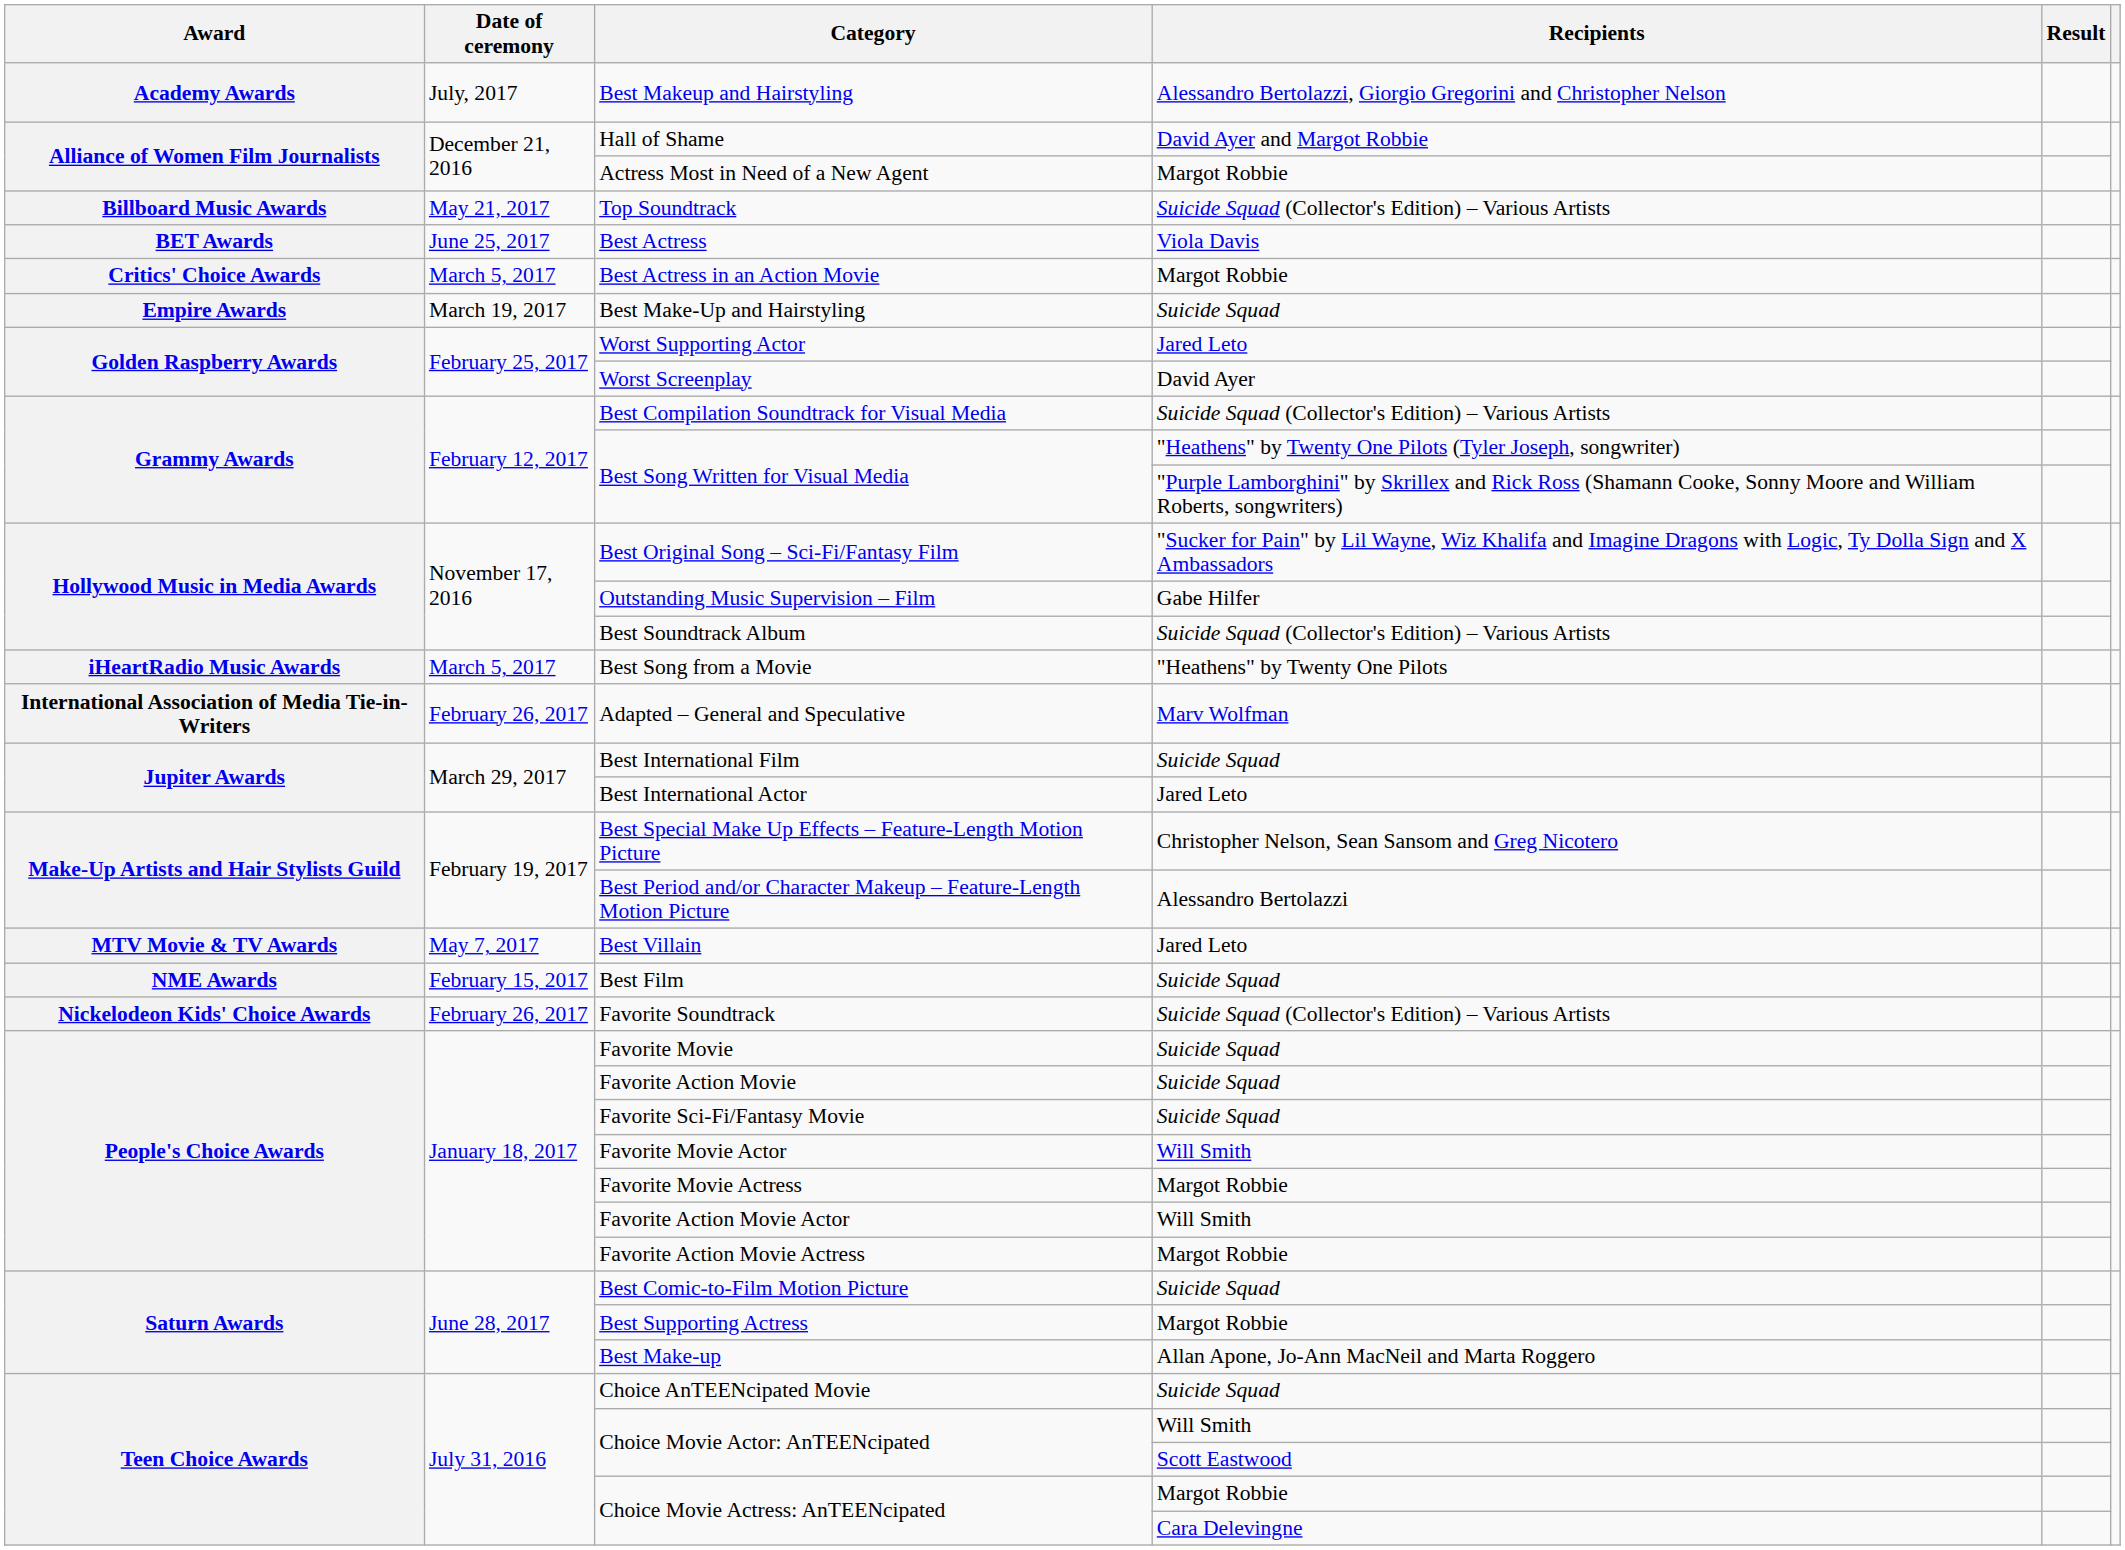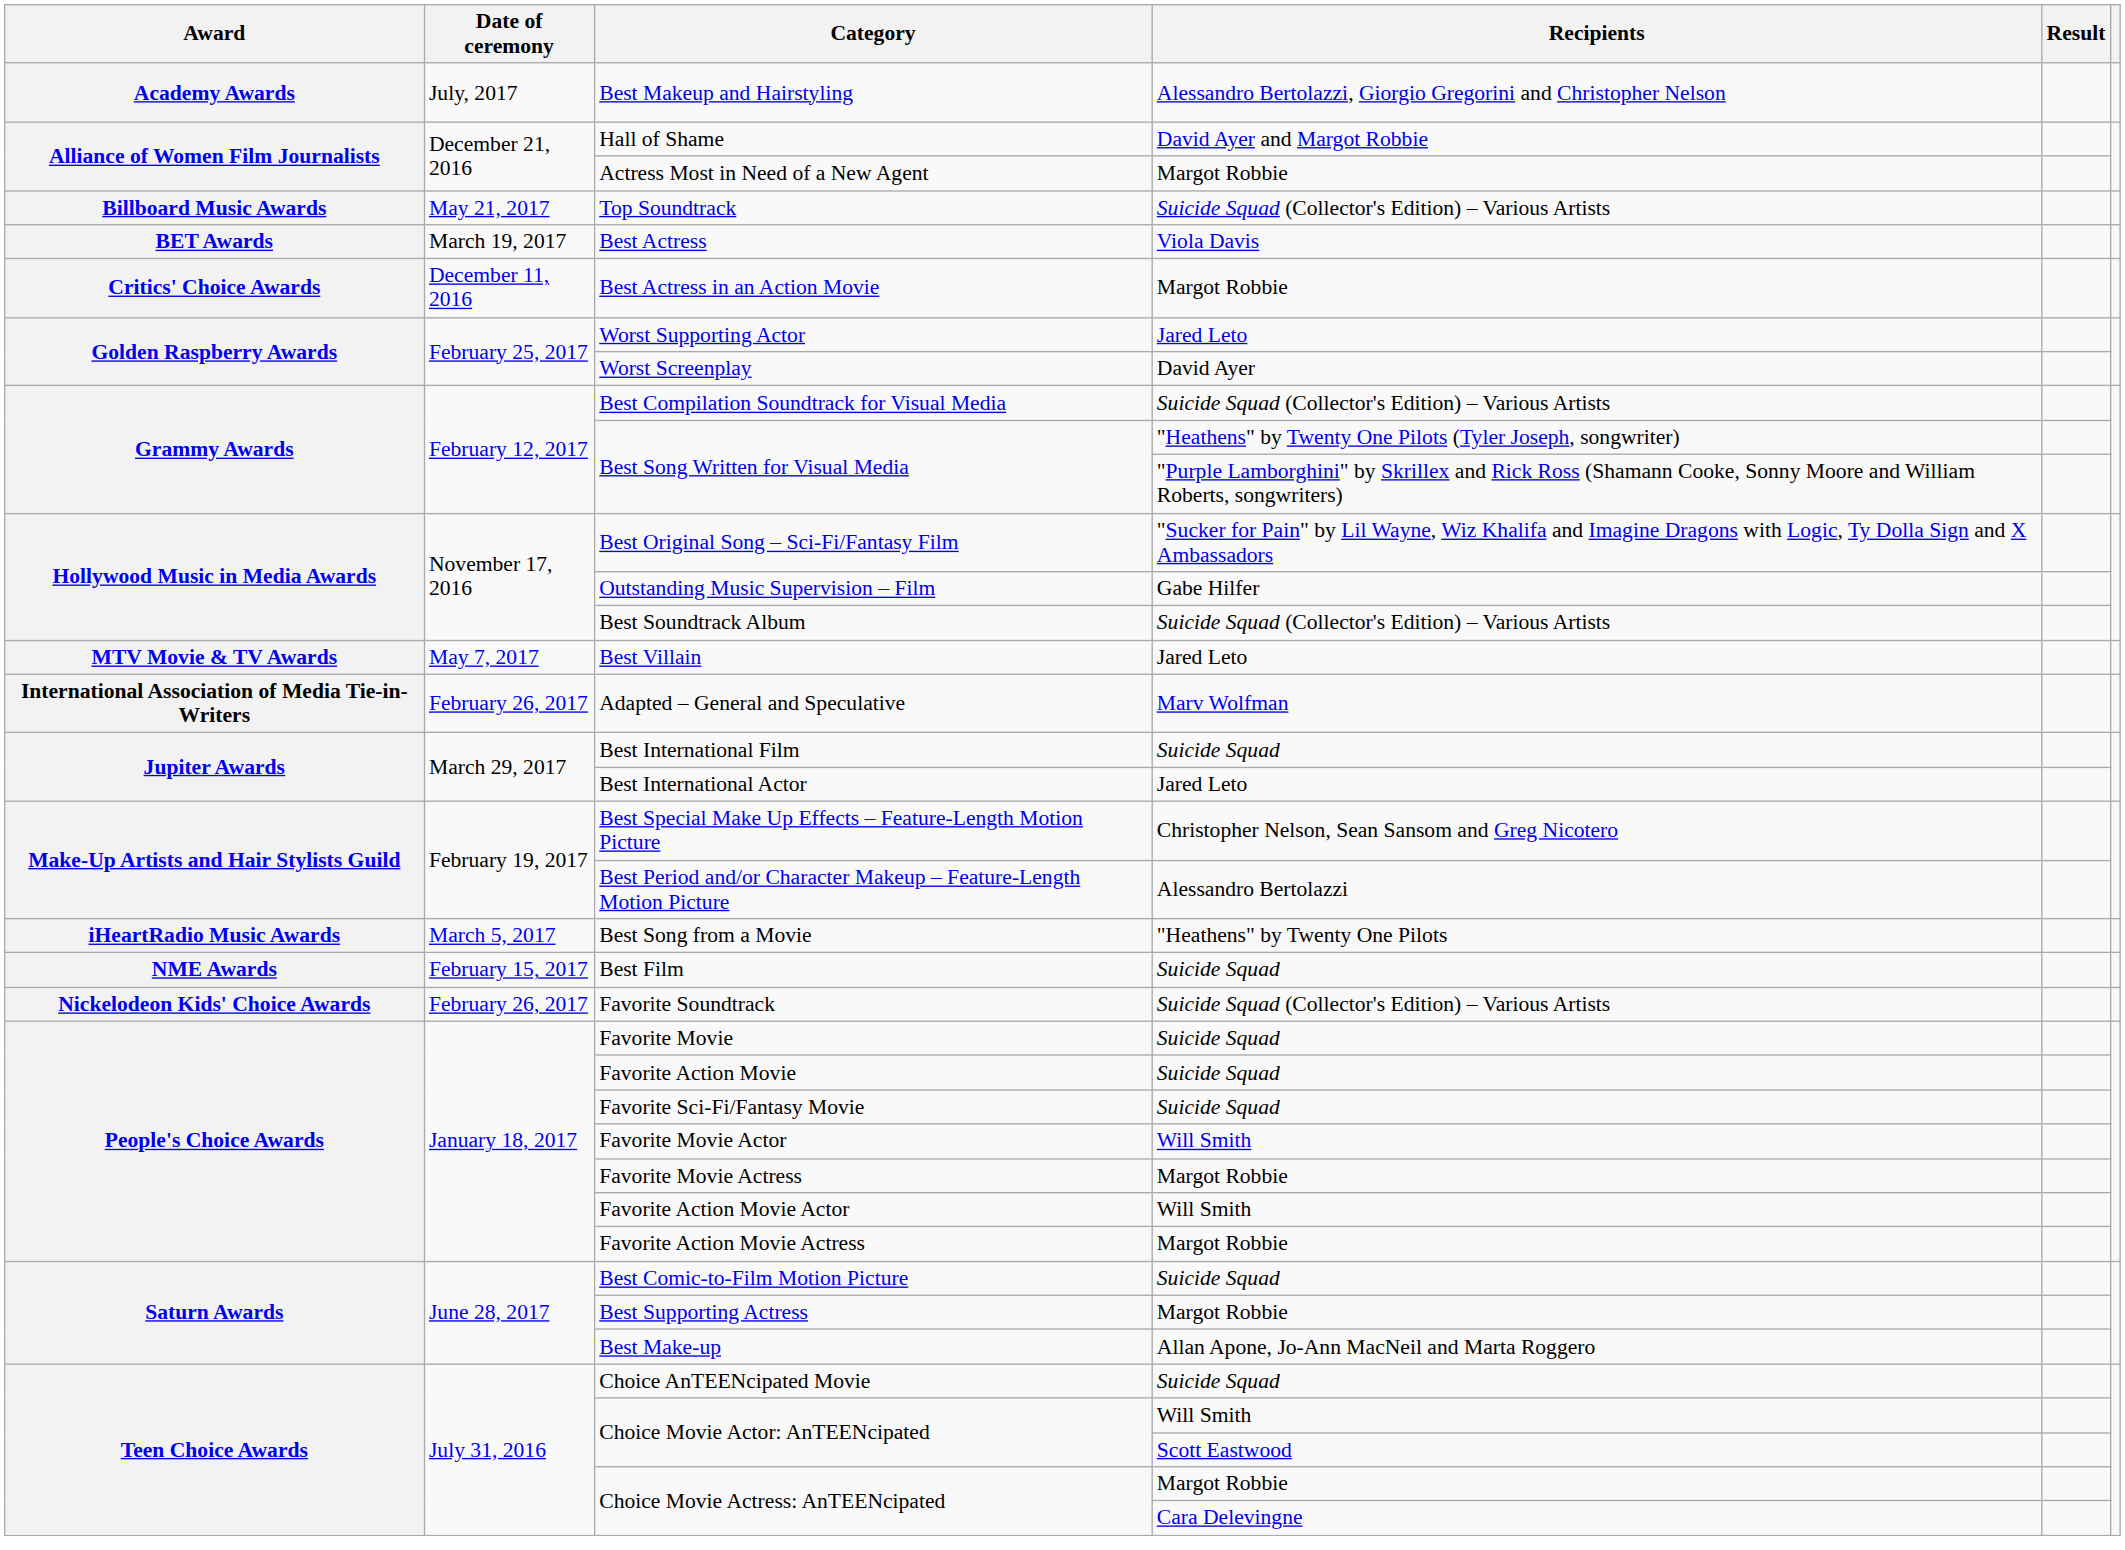(489, 241) June 25, 2017 -> (498, 241) March 19, 2017
(492, 275) March 5, 2017 -> (489, 287) December 11, 2016
- row: (732, 310)
rows swapped: (705, 666) <-> (650, 945)
